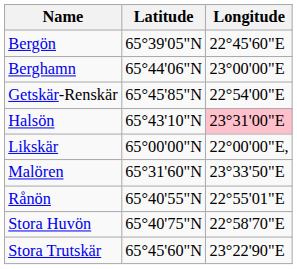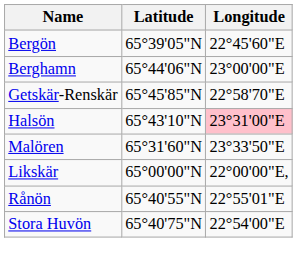(247, 95) 22°54'00"E -> (247, 95) 22°58'70"E
rows swapped: (33, 146) <-> (36, 172)
(247, 224) 22°58'70"E -> (247, 224) 22°54'00"E
- row: (55, 250)
